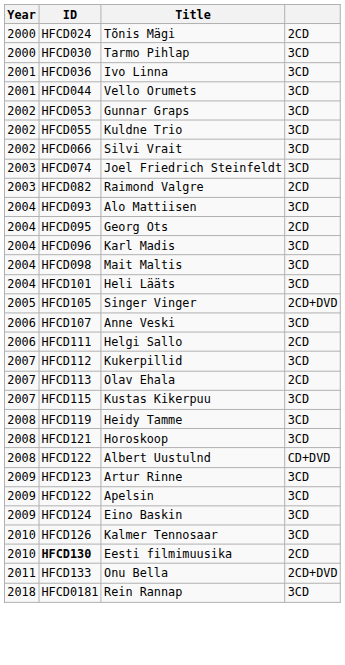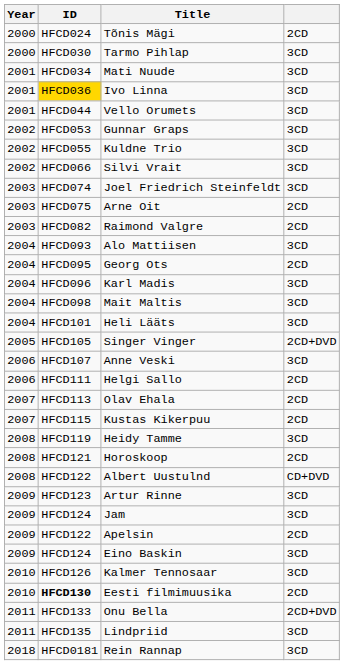+ row: (139, 72)
(66, 72) no background -> (66, 91) gold background
+ row: (132, 207)
- row: (143, 361)
(298, 400) 3CD -> (298, 419) 2CD
(298, 438) 3CD -> (298, 458) 2CD
+ row: (114, 515)
(298, 496) 3CD -> (298, 535) 2CD
+ row: (136, 631)
